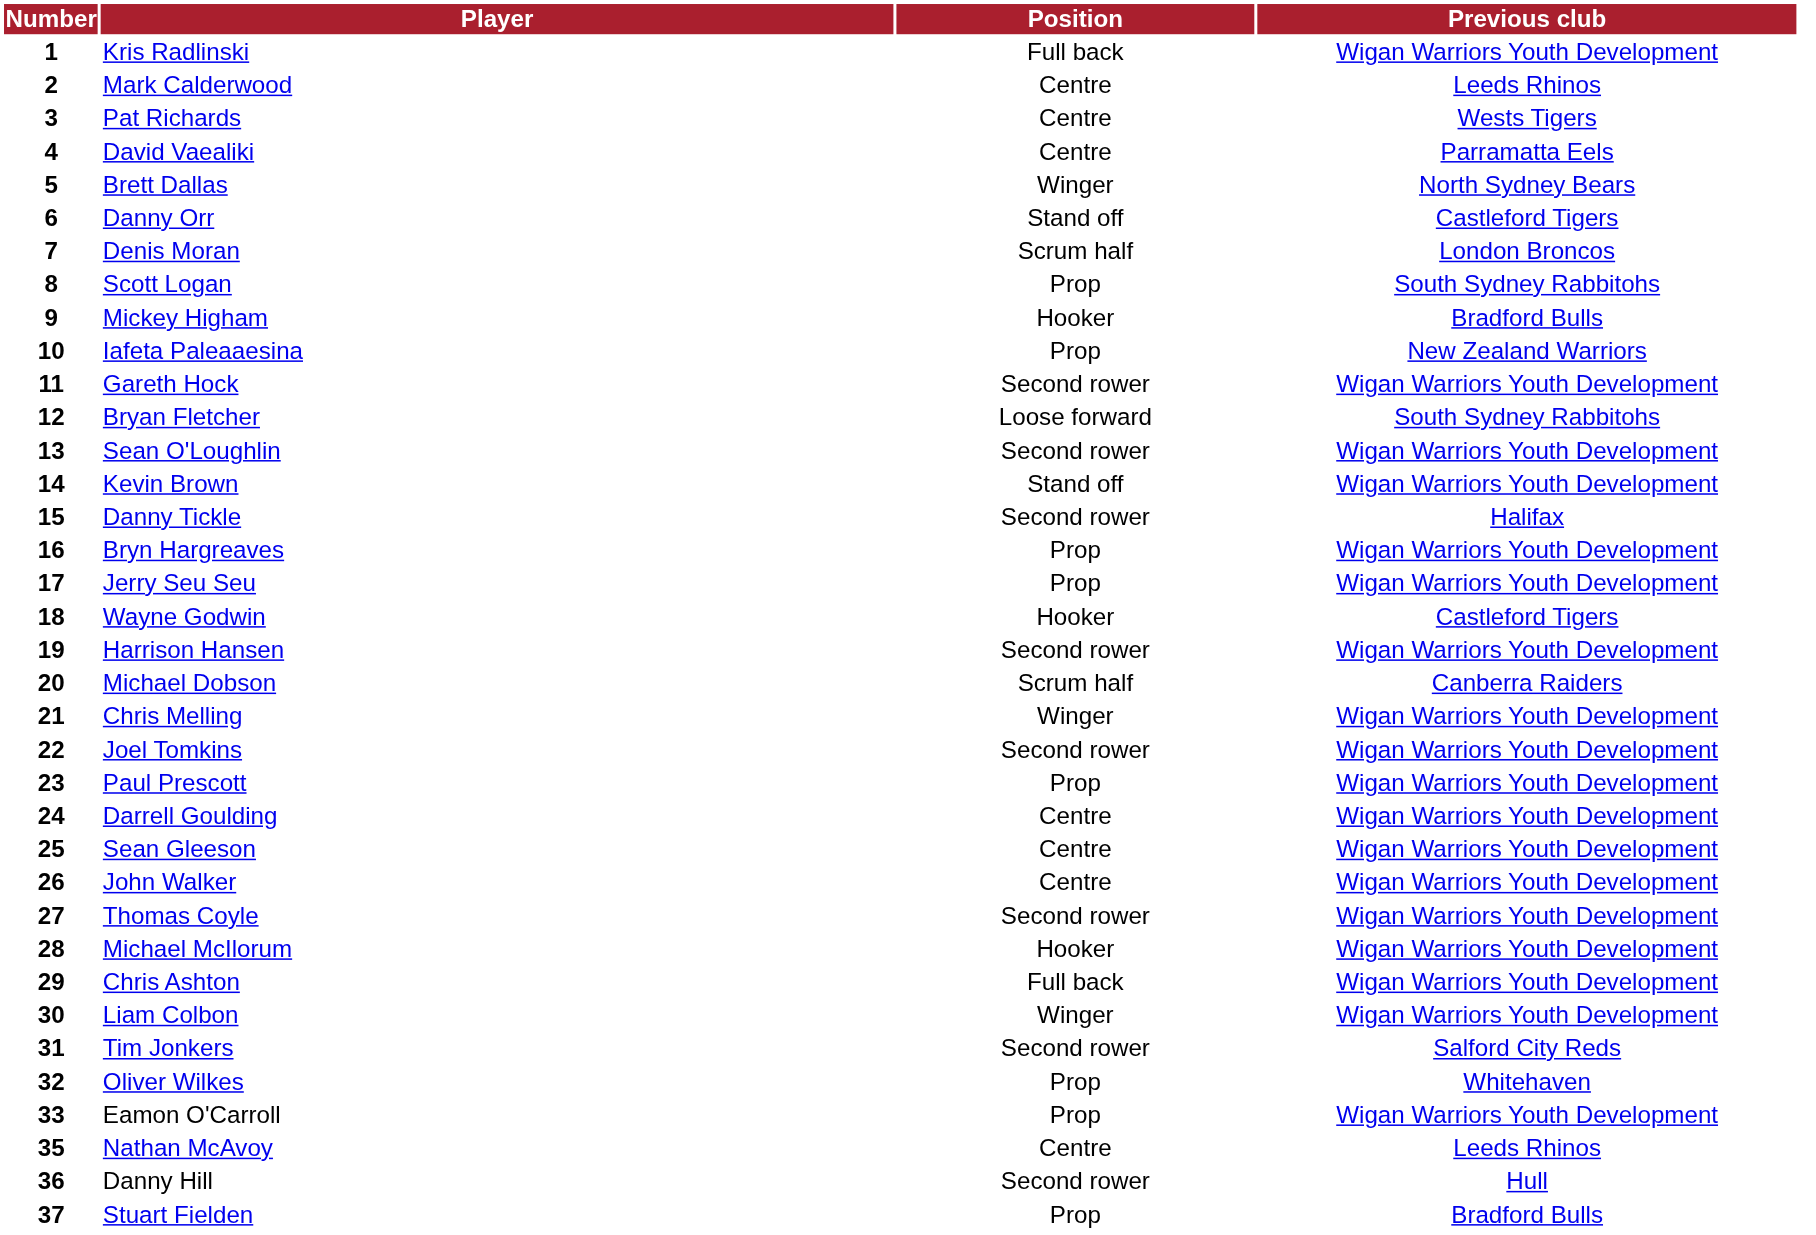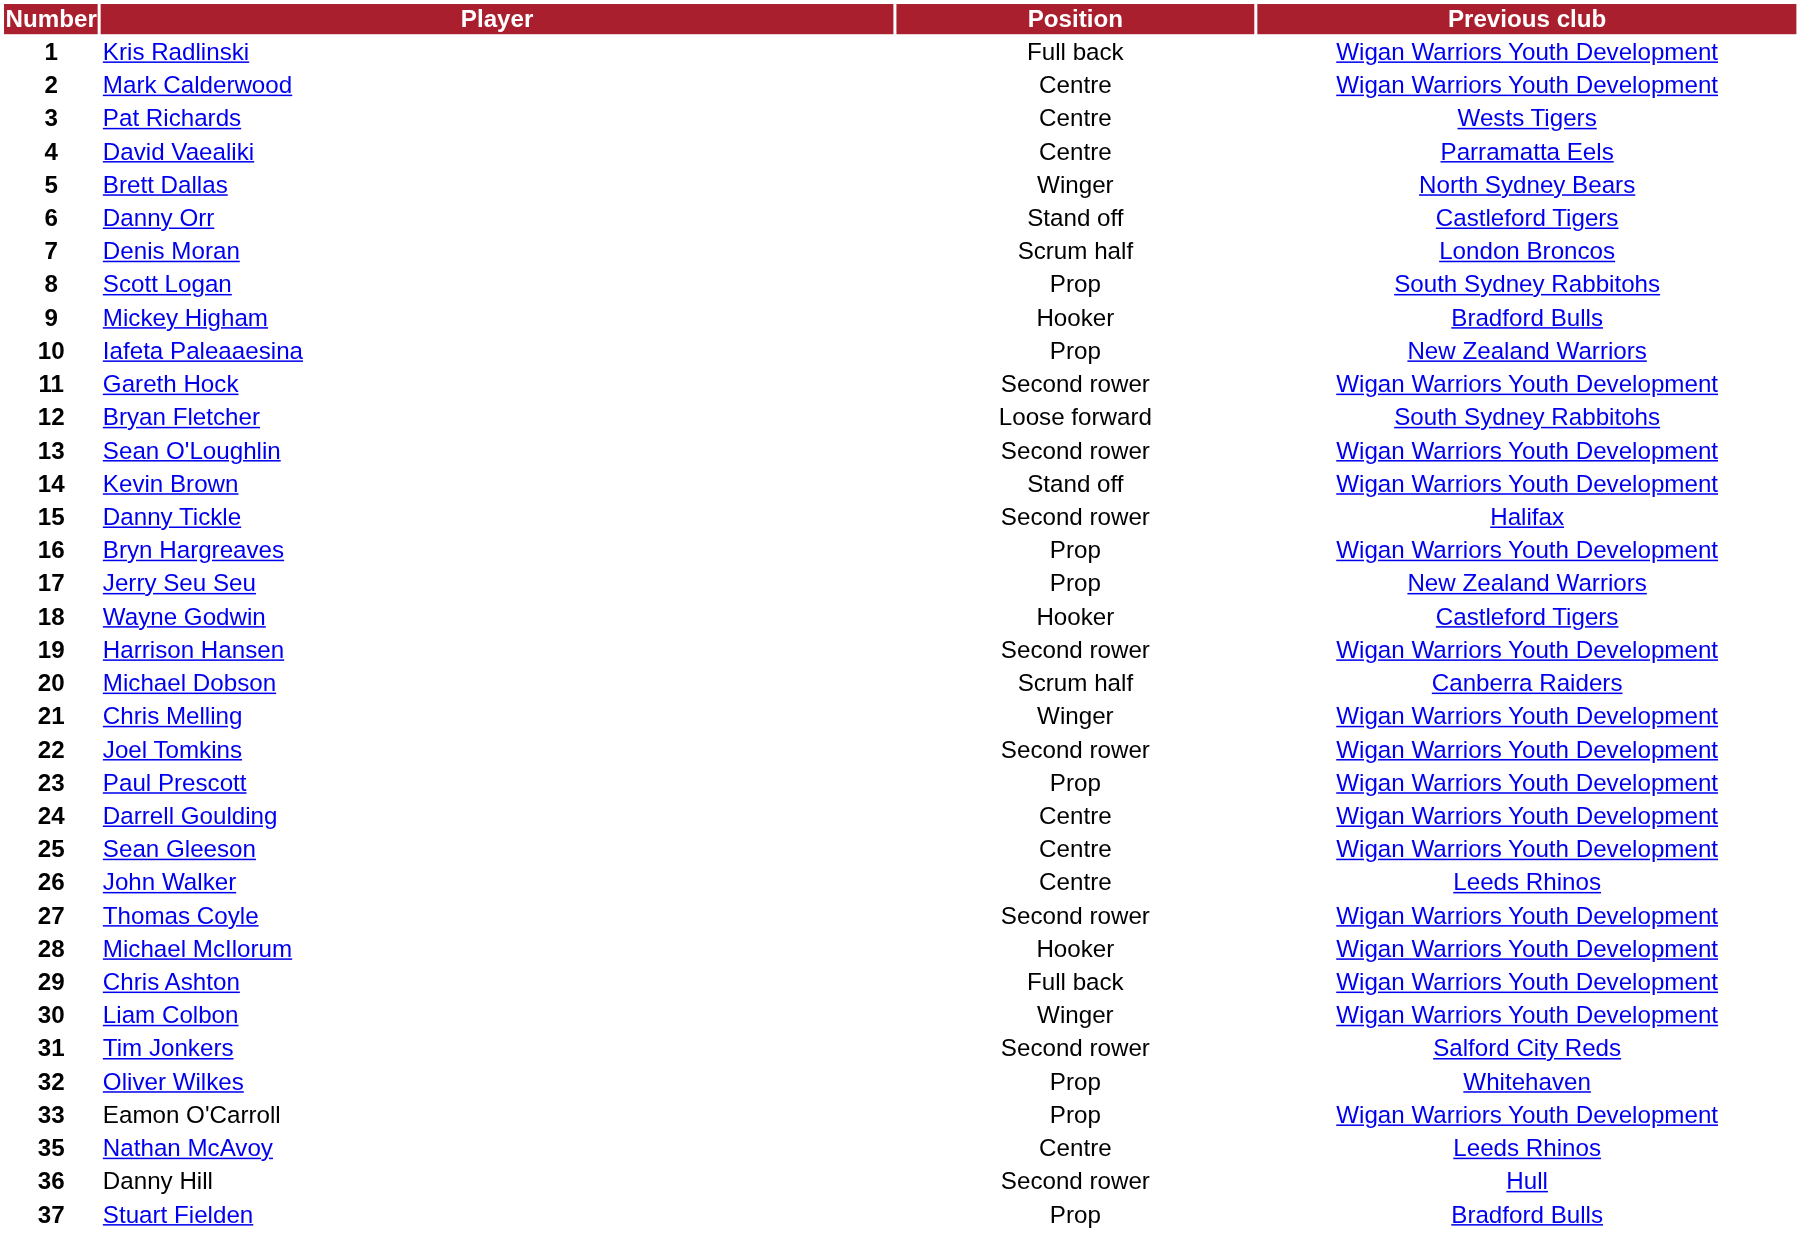(1527, 85) Leeds Rhinos -> (1527, 85) Wigan Warriors Youth Development
(1527, 583) Wigan Warriors Youth Development -> (1527, 583) New Zealand Warriors
(1527, 882) Wigan Warriors Youth Development -> (1527, 882) Leeds Rhinos
